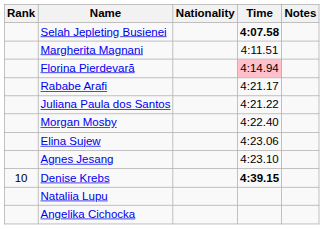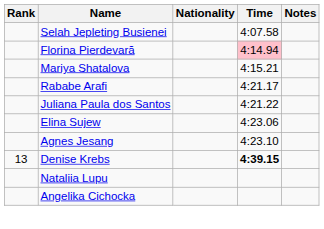(260, 31) bold -> (260, 31) normal
- row: (92, 50)
+ row: (85, 68)
- row: (79, 123)
(21, 178) 10 -> (21, 159) 13
